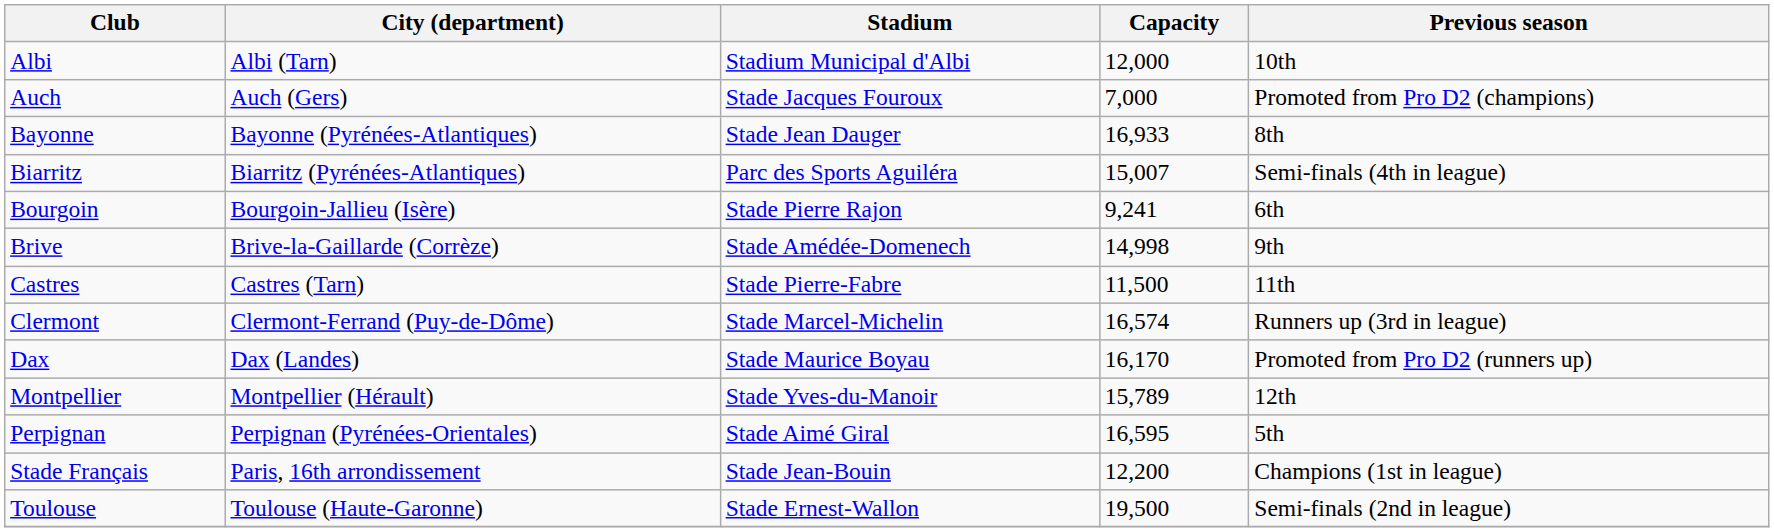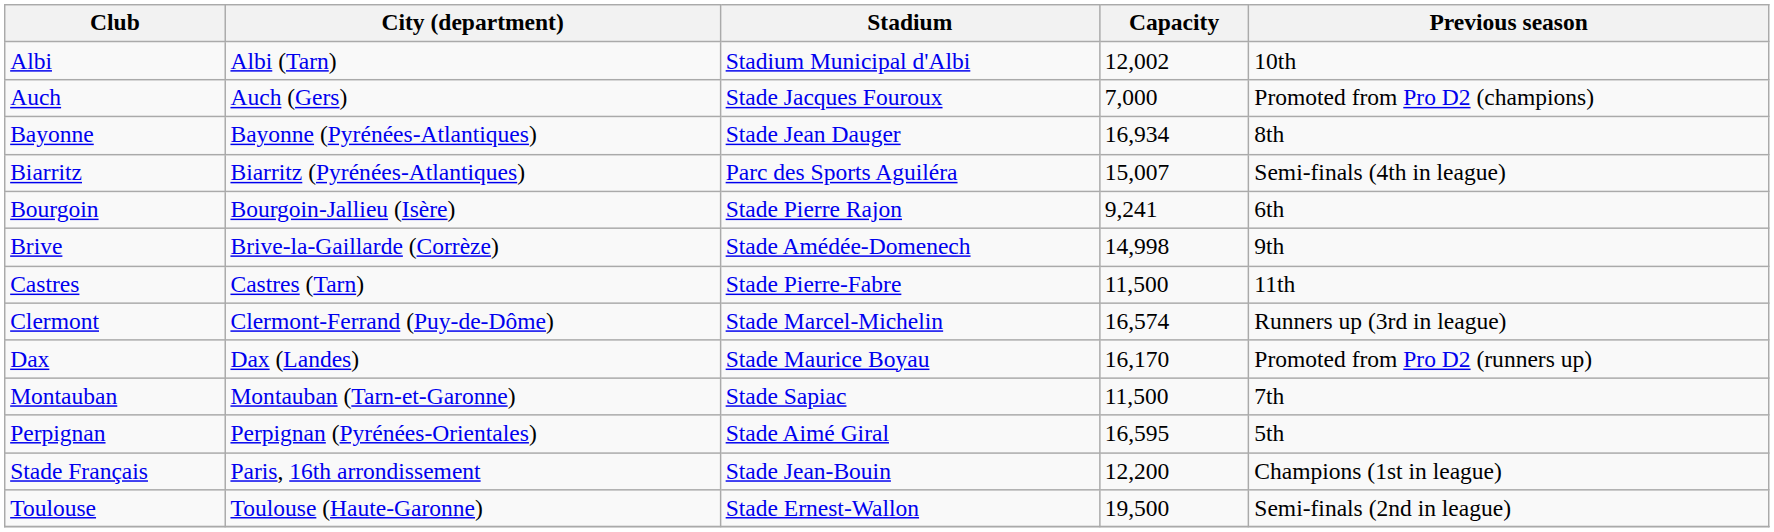(1137, 60) 12,000 -> (1137, 60) 12,002
(1137, 135) 16,933 -> (1137, 135) 16,934
+ row: (64, 396)
- row: (66, 396)
